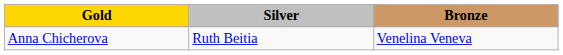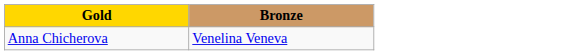- column: (281, 15)
